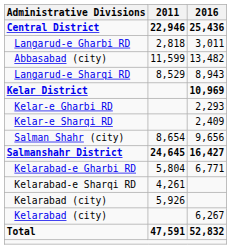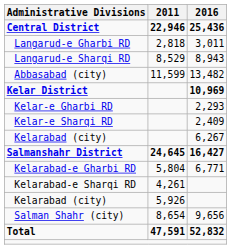rows swapped: (72, 75) <-> (61, 59)
rows swapped: (61, 216) <-> (69, 138)
